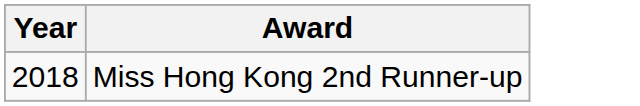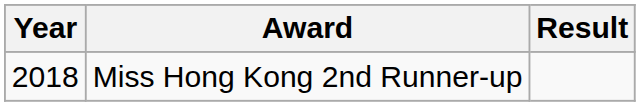+ column: (582, 28)
